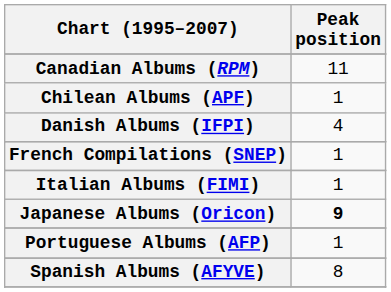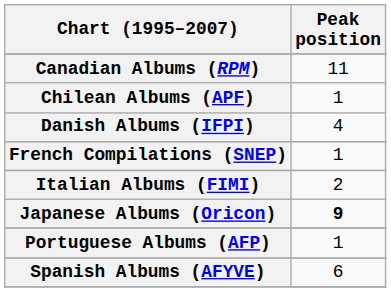(338, 185) 1 -> (338, 185) 2
(338, 272) 8 -> (338, 272) 6
